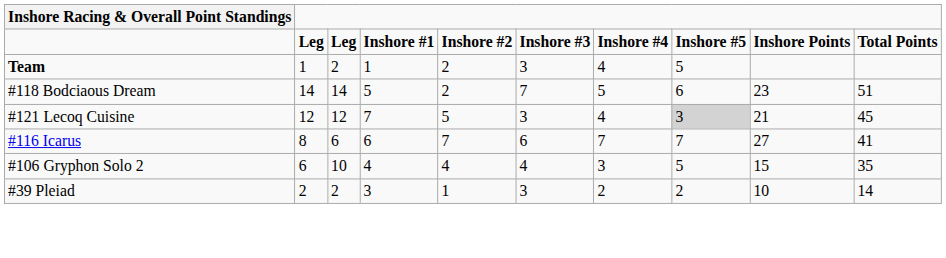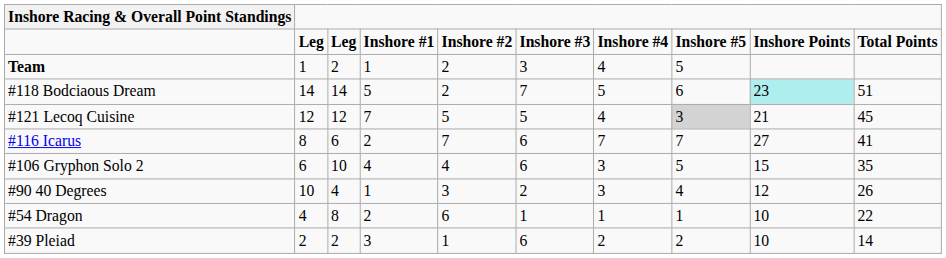(761, 91) no background -> (761, 91) paleturquoise background
(523, 116) 3 -> (523, 116) 5
(368, 141) 6 -> (368, 141) 2
(523, 166) 4 -> (523, 166) 6
+ row: (57, 191)
+ row: (45, 215)
(523, 191) 3 -> (523, 240) 6
